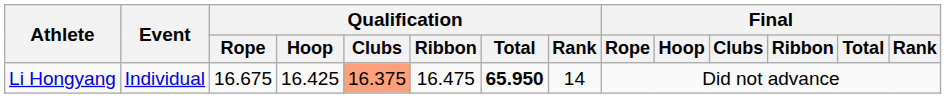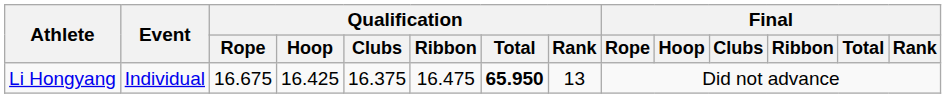(377, 78) lightsalmon background -> (377, 78) no background
(574, 78) 14 -> (574, 78) 13
